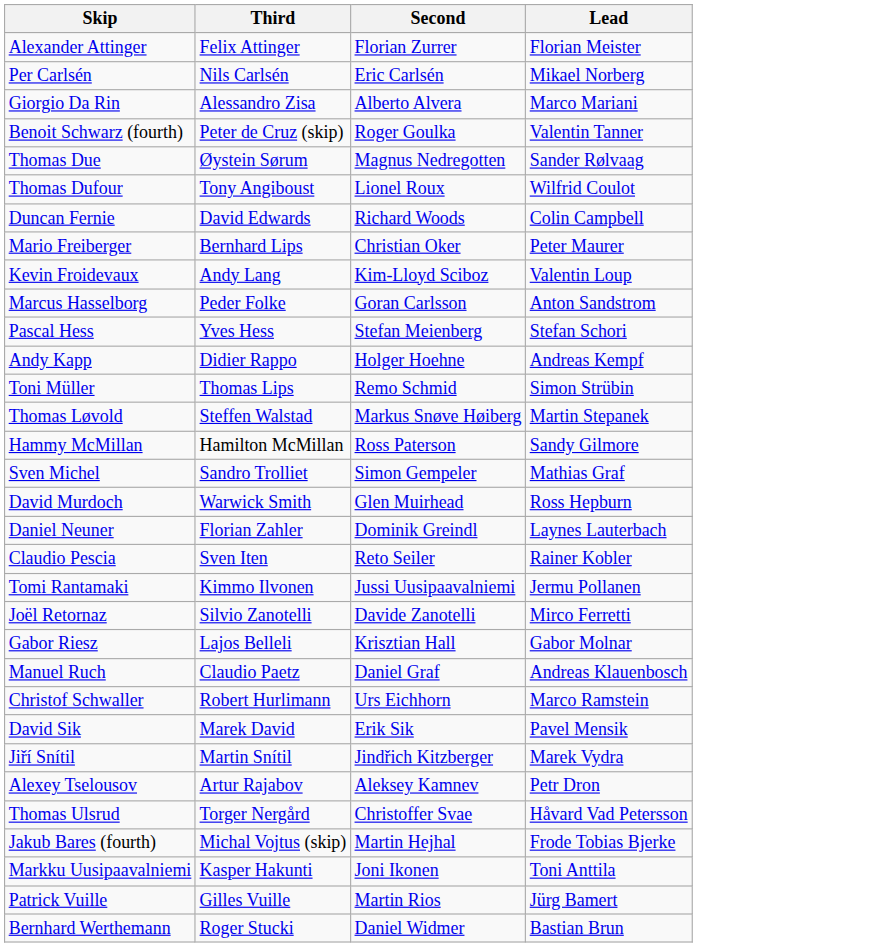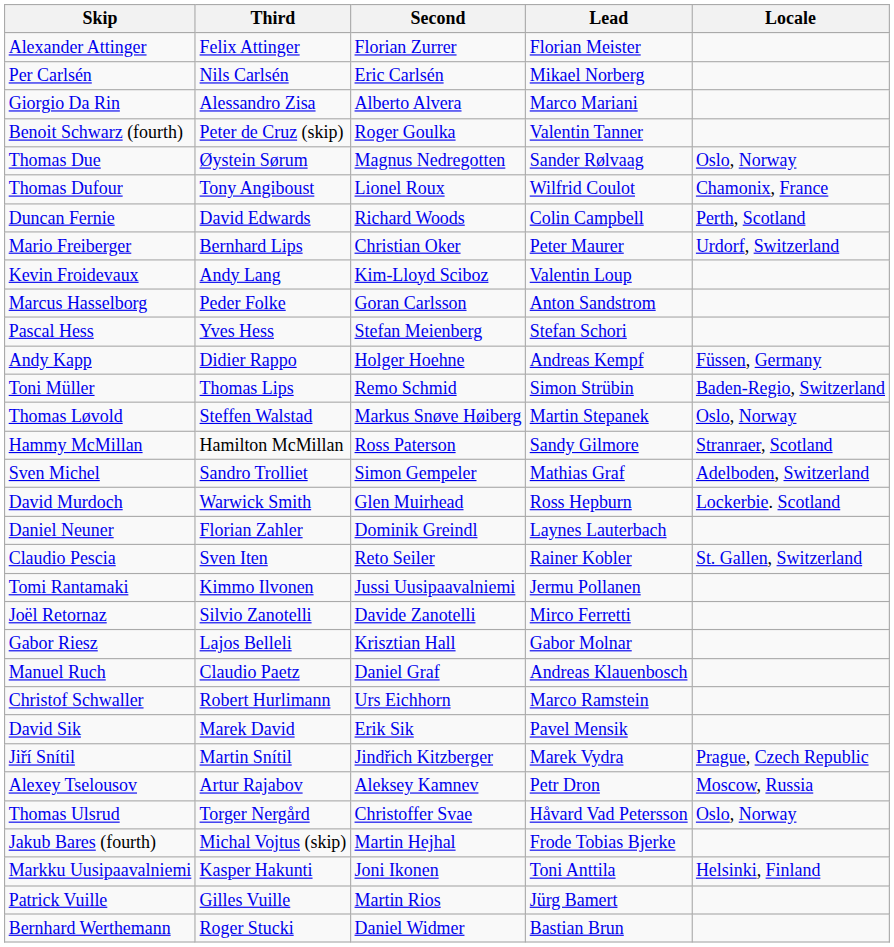+ column: (790, 18)
